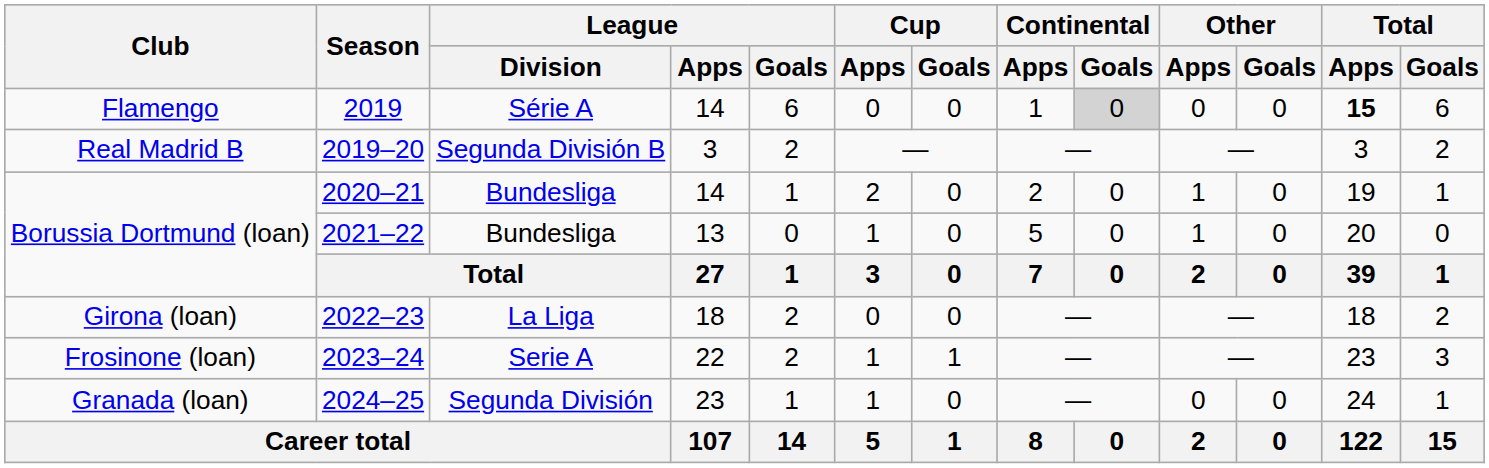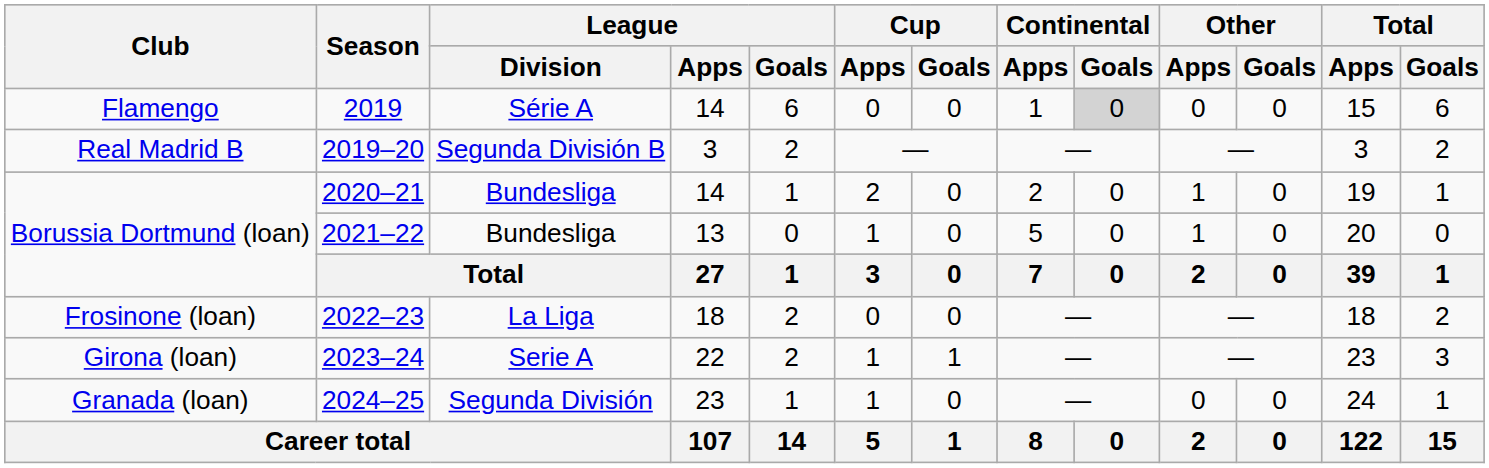(1361, 108) bold -> (1361, 108) normal
(160, 316) Girona (loan) -> (160, 316) Frosinone (loan)
(160, 358) Frosinone (loan) -> (160, 358) Girona (loan)
